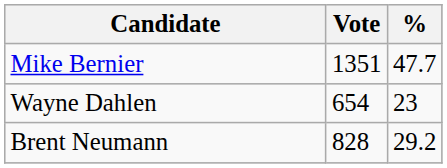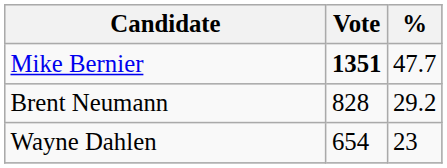(357, 63) normal -> (357, 63) bold
rows swapped: (89, 142) <-> (84, 102)
